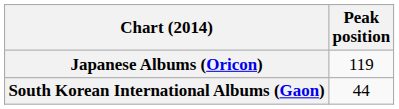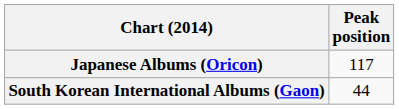(361, 63) 119 -> (361, 63) 117
